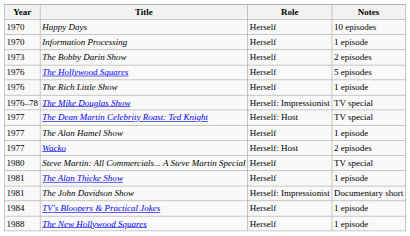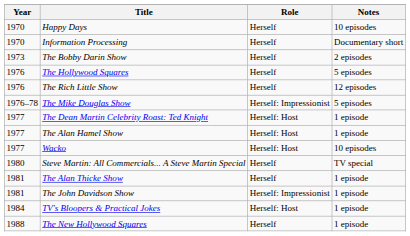(351, 42) 1 episode -> (369, 42) Documentary short
(351, 87) 1 episode -> (355, 87) 12 episodes
(353, 102) TV special -> (353, 102) 5 episodes
(353, 117) TV special -> (351, 117) 1 episode
(263, 133) Herself -> (274, 133) Herself: Host
(353, 148) 2 episodes -> (355, 148) 10 episodes
(369, 193) Documentary short -> (351, 193) 1 episode
(263, 208) Herself -> (274, 208) Herself: Host
